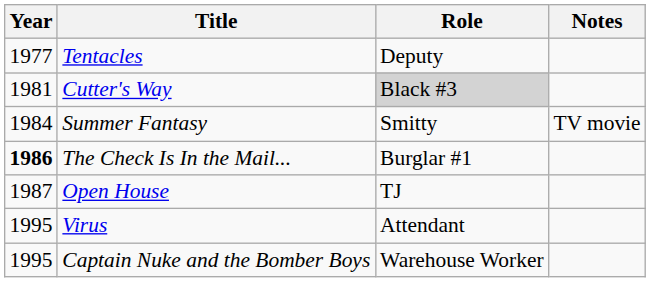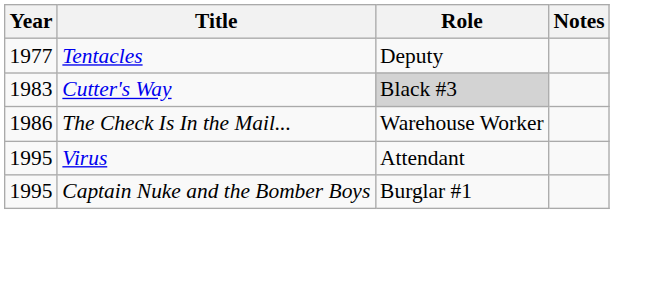(31, 89) 1981 -> (31, 89) 1983
- row: (135, 123)
(31, 157) bold -> (31, 123) normal
(426, 157) Burglar #1 -> (462, 123) Warehouse Worker
- row: (116, 191)
(462, 259) Warehouse Worker -> (426, 191) Burglar #1
